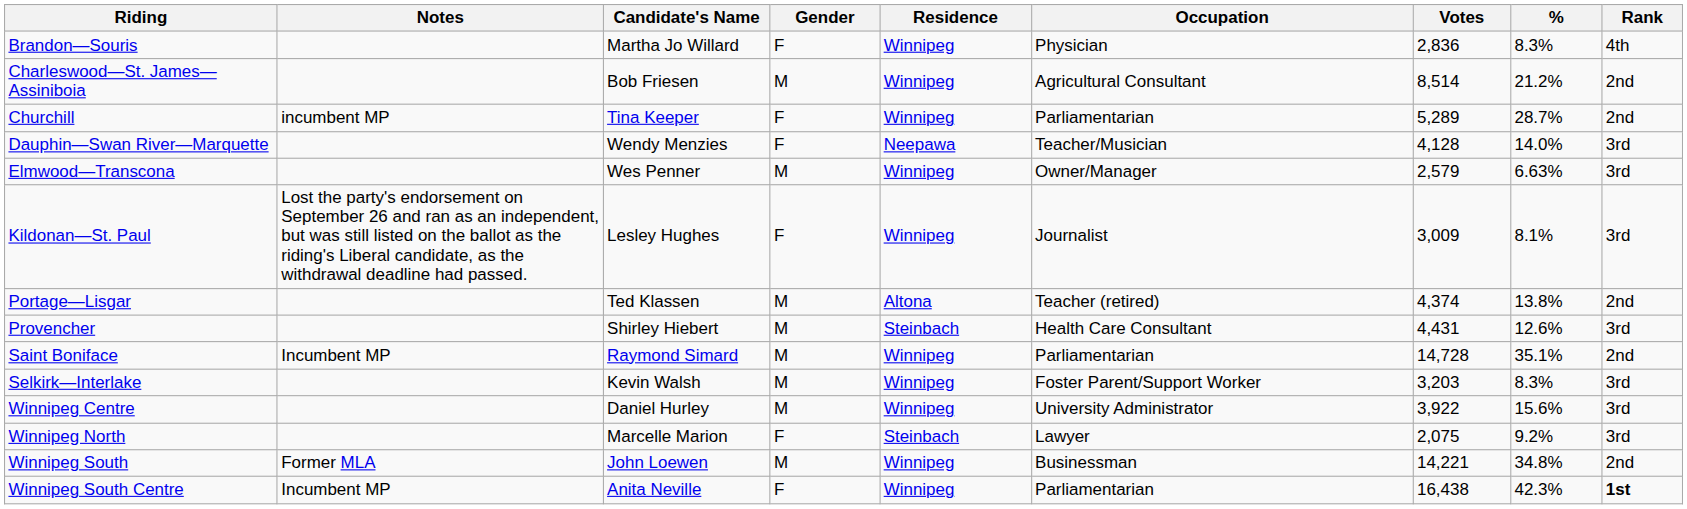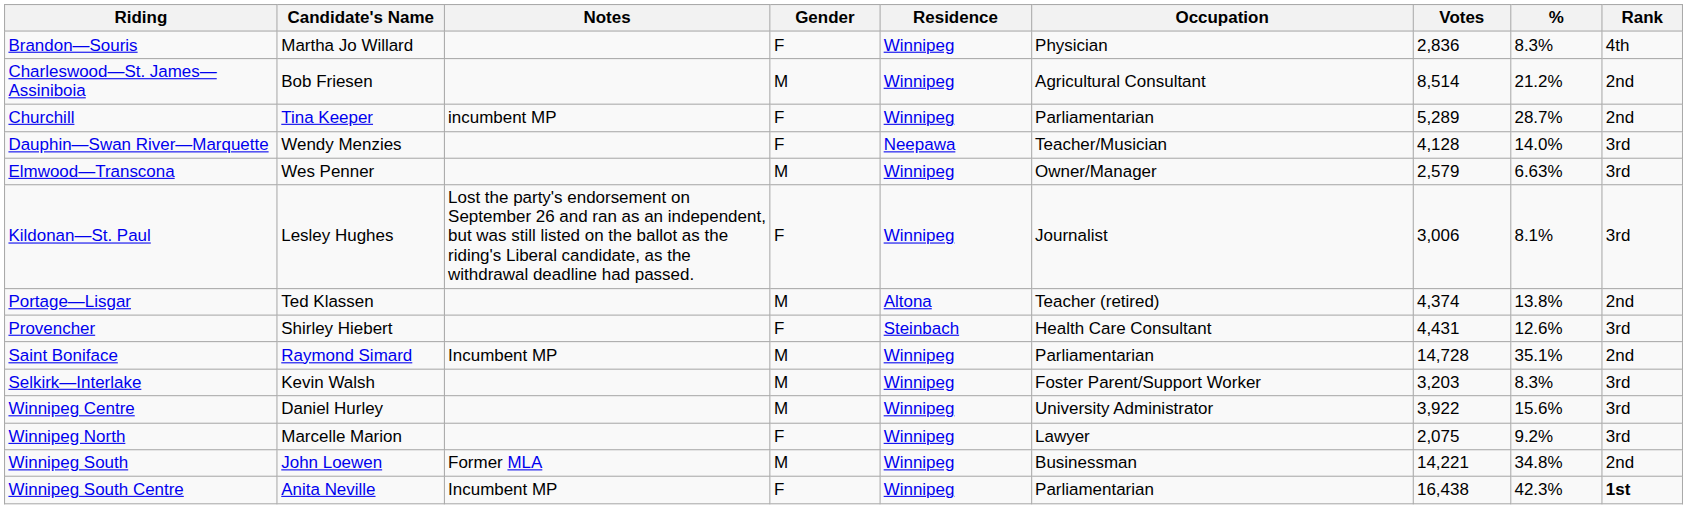columns swapped: (687, 17) <-> (440, 17)
(1438, 236) 3,009 -> (1438, 236) 3,006
(781, 328) M -> (779, 328) F
(921, 436) Steinbach -> (919, 436) Winnipeg
